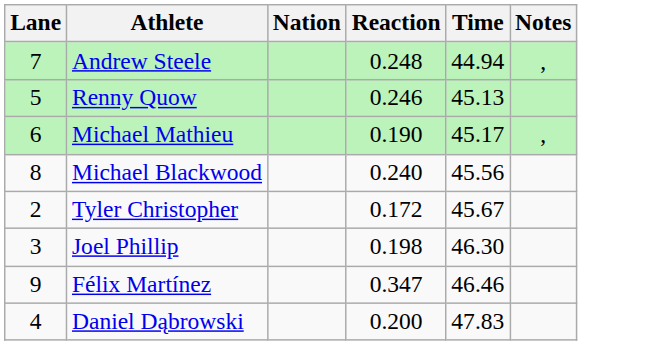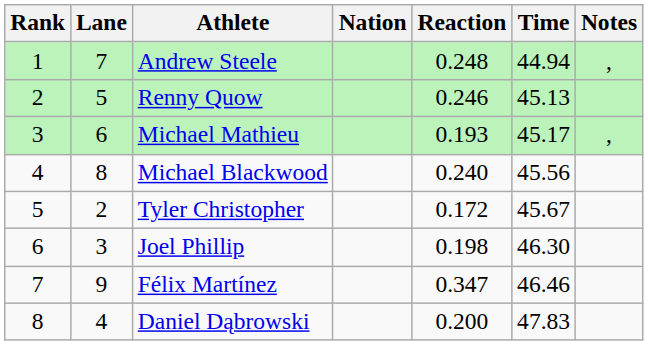+ column: (38, 23)
(396, 135) 0.190 -> (462, 135) 0.193
